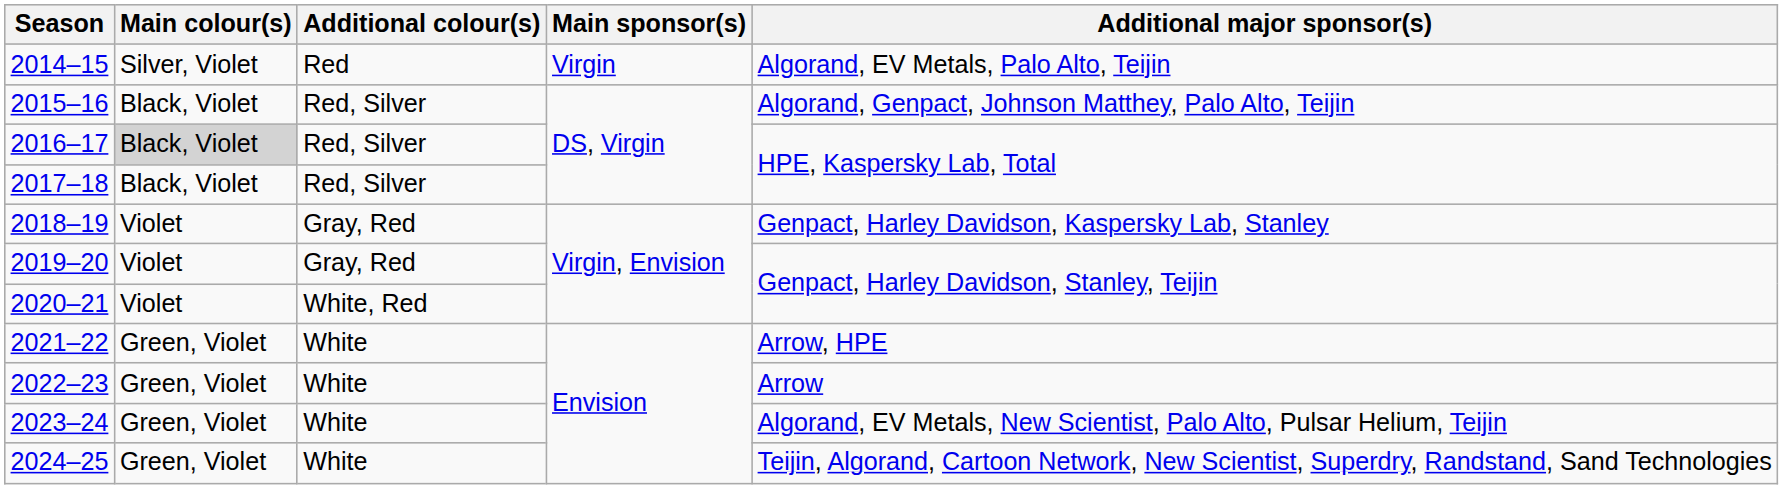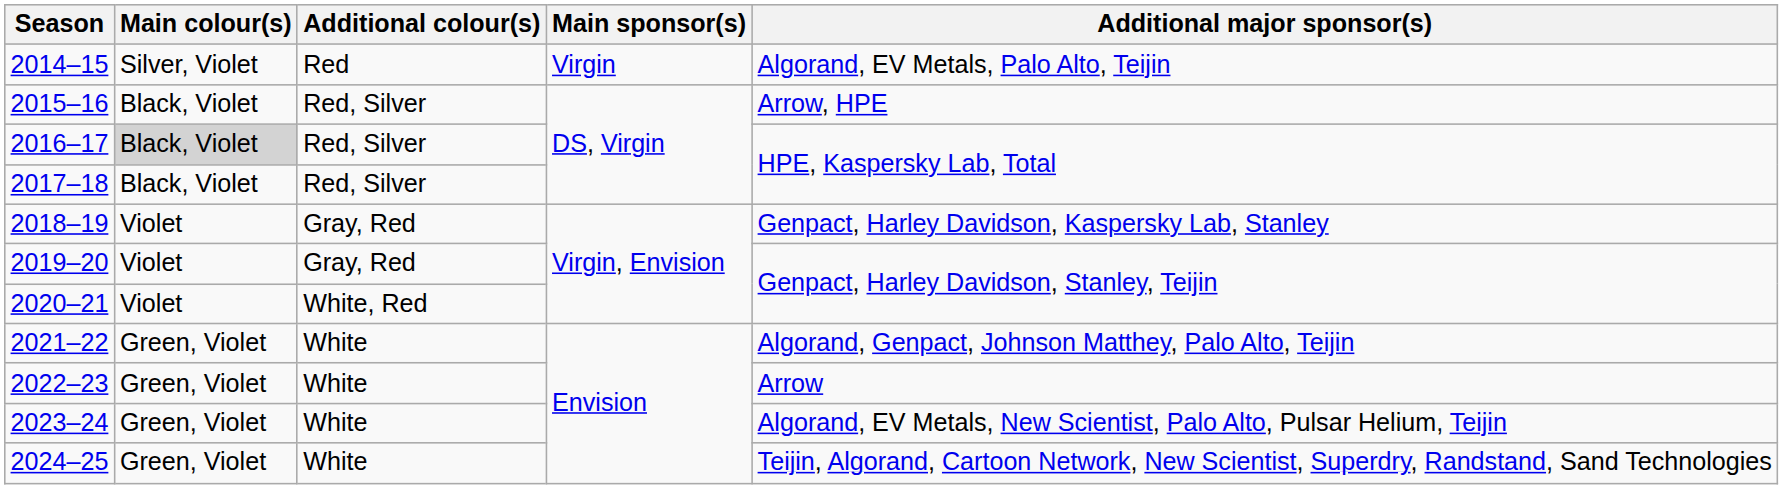(1056, 104) Algorand, Genpact, Johnson Matthey, Palo Alto, Teijin -> (823, 104) Arrow, HPE
(823, 343) Arrow, HPE -> (1056, 343) Algorand, Genpact, Johnson Matthey, Palo Alto, Teijin
